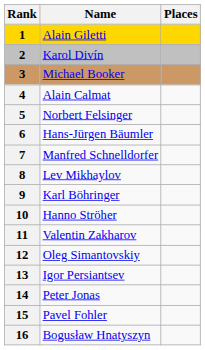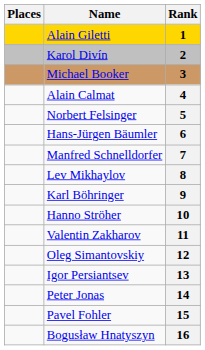columns swapped: (22, 14) <-> (181, 14)
